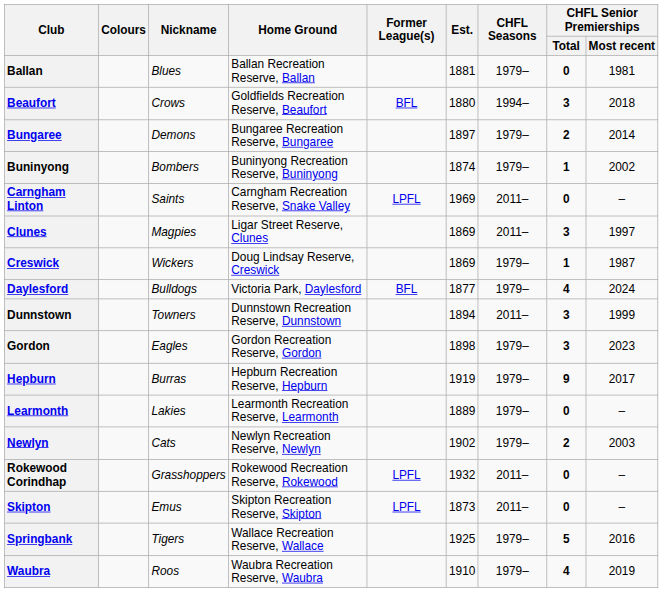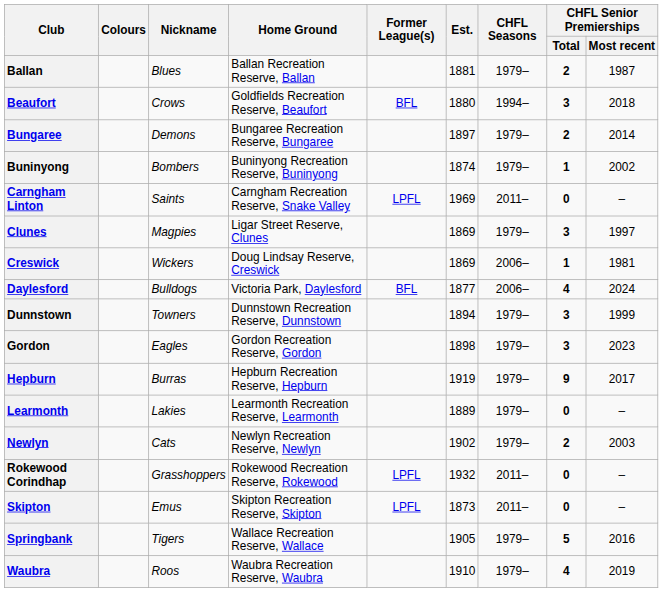(566, 71) 0 -> (566, 71) 2
(622, 71) 1981 -> (622, 71) 1987
(512, 231) 2011– -> (512, 231) 1979–
(512, 264) 1979– -> (512, 264) 2006–
(622, 264) 1987 -> (622, 264) 1981
(512, 289) 1979– -> (512, 289) 2006–
(512, 314) 2011– -> (512, 314) 1979–
(462, 539) 1925 -> (462, 539) 1905
